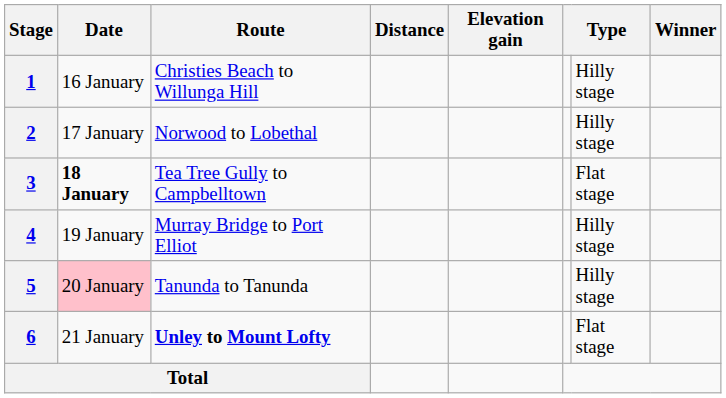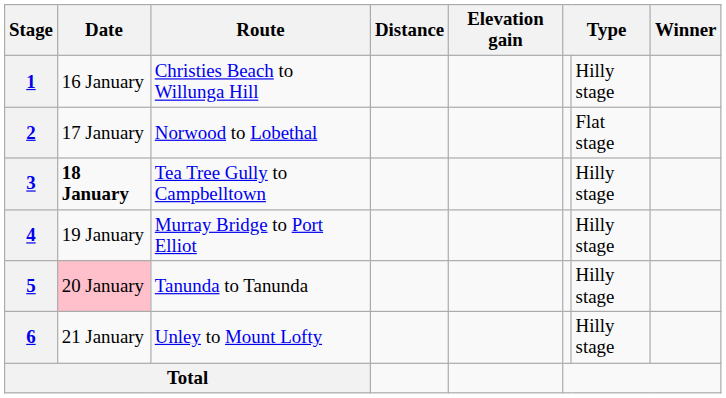(595, 132) Hilly stage -> (595, 132) Flat stage
(595, 183) Flat stage -> (595, 183) Hilly stage
(243, 337) bold -> (238, 337) normal
(595, 337) Flat stage -> (595, 337) Hilly stage
